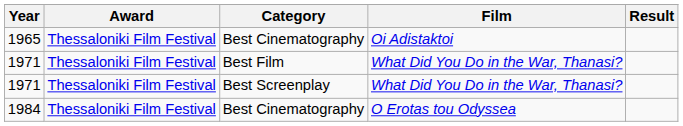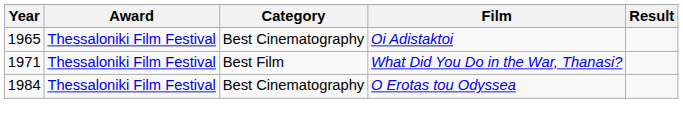- row: (24, 86)
